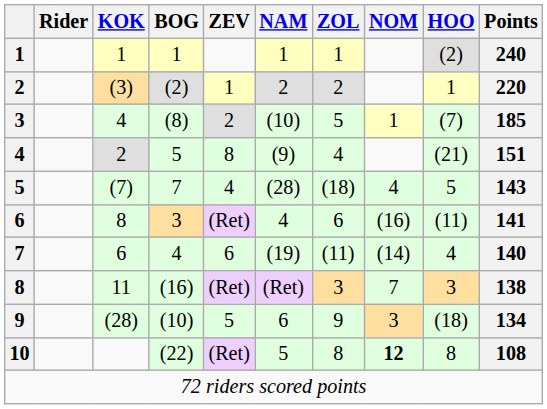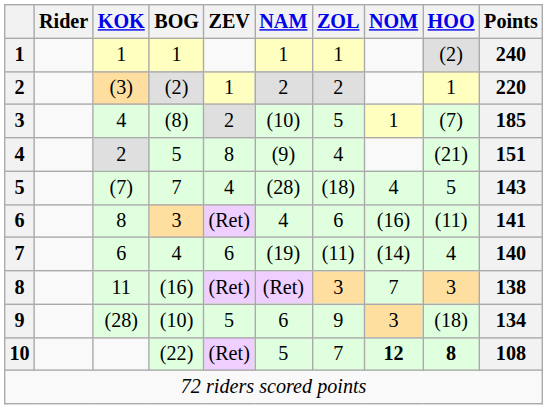(338, 354) 8 -> (338, 354) 7
(451, 354) normal -> (451, 354) bold
